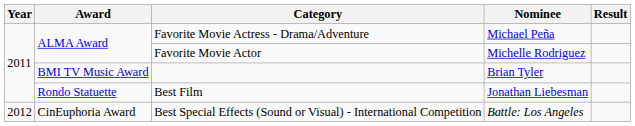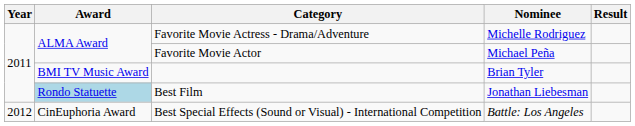(521, 33) Michael Peña -> (536, 33) Michelle Rodriguez
(536, 53) Michelle Rodriguez -> (521, 53) Michael Peña
(77, 92) no background -> (77, 92) lightblue background
